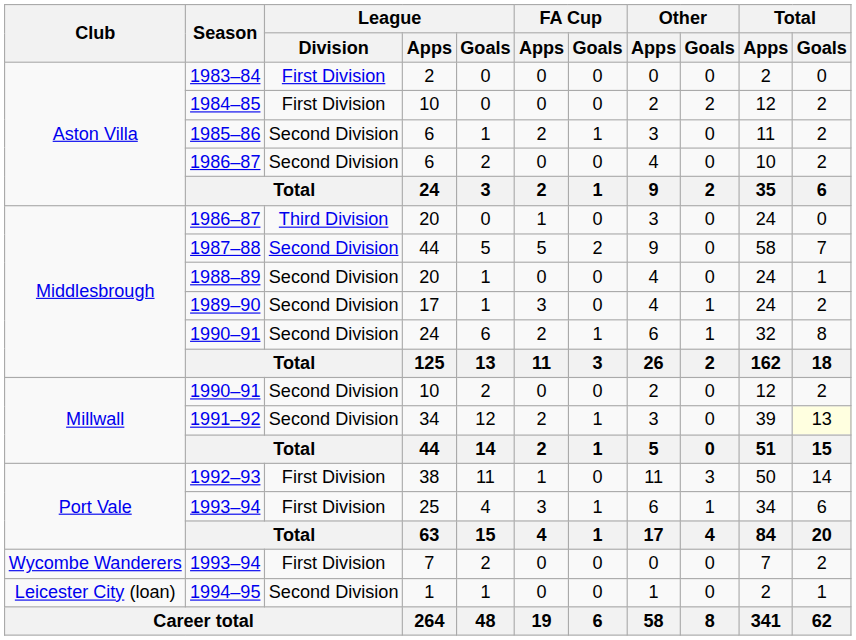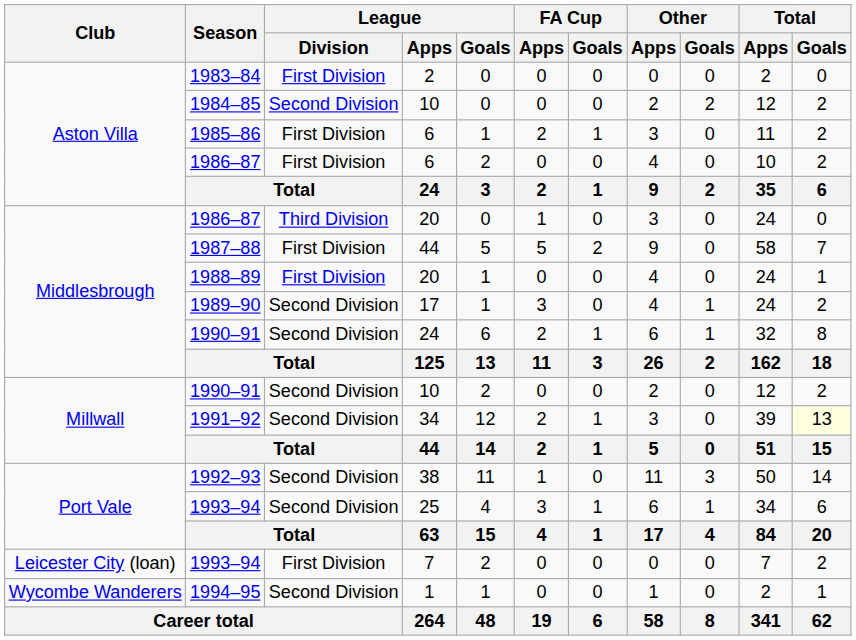(334, 104) First Division -> (334, 104) Second Division
(334, 133) Second Division -> (334, 133) First Division
(334, 162) Second Division -> (334, 162) First Division
(334, 248) Second Division -> (334, 248) First Division
(334, 276) Second Division -> (334, 276) First Division
(334, 477) First Division -> (334, 477) Second Division
(334, 506) First Division -> (334, 506) Second Division
(95, 563) Wycombe Wanderers -> (95, 563) Leicester City (loan)
(95, 592) Leicester City (loan) -> (95, 592) Wycombe Wanderers
